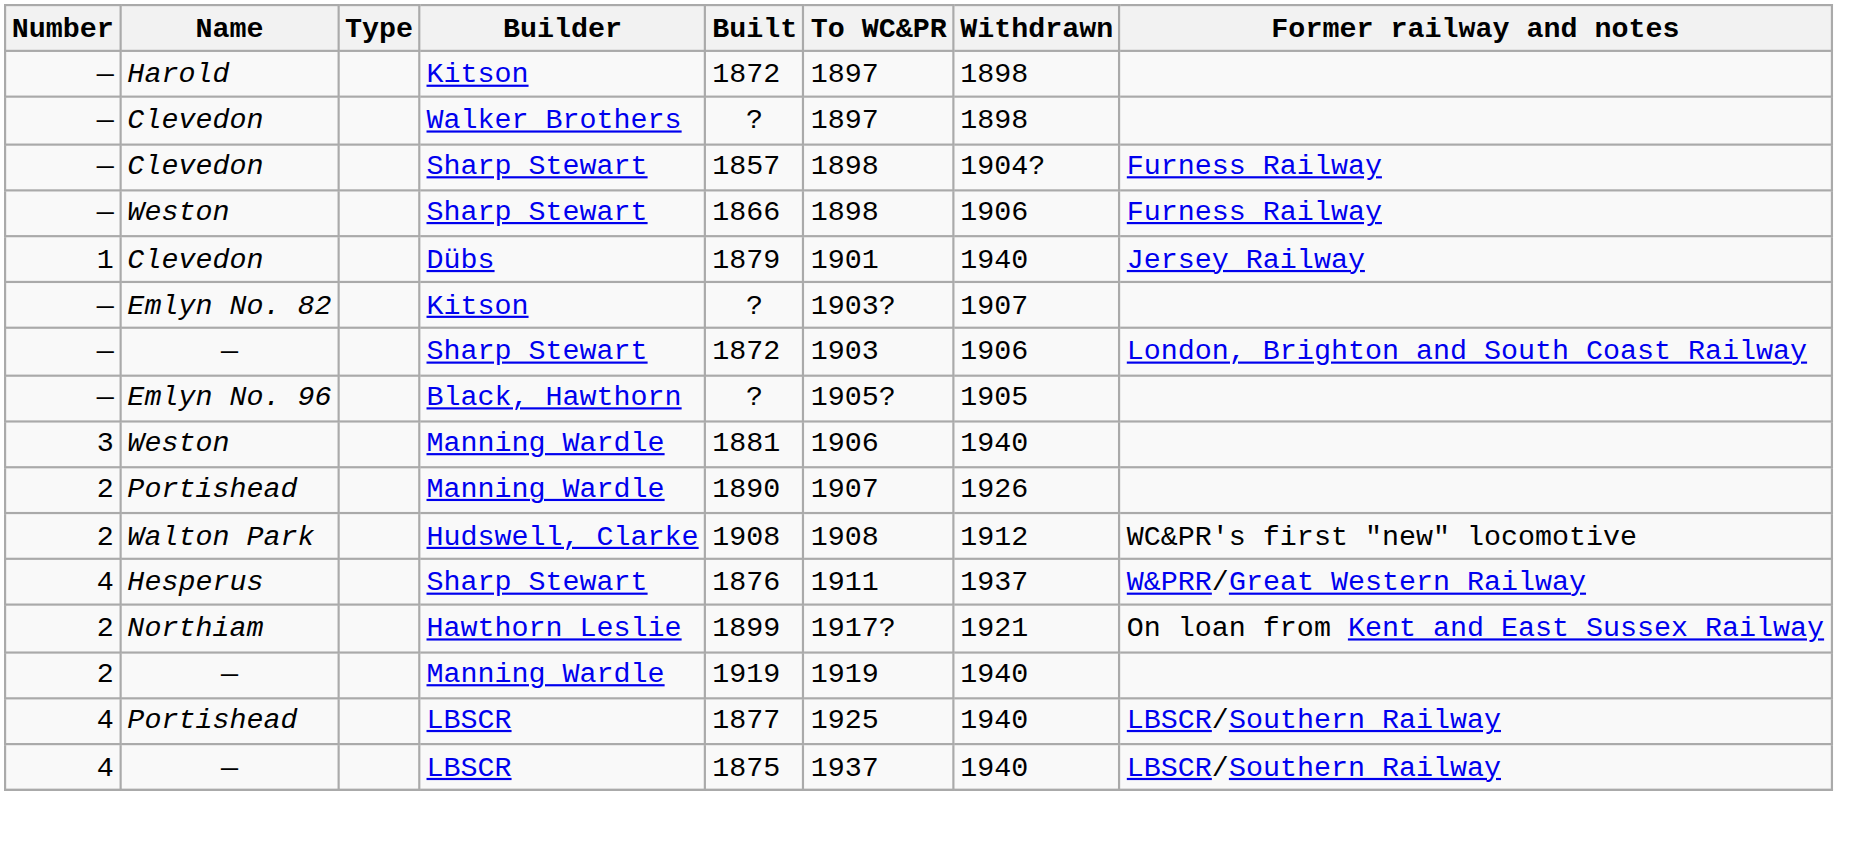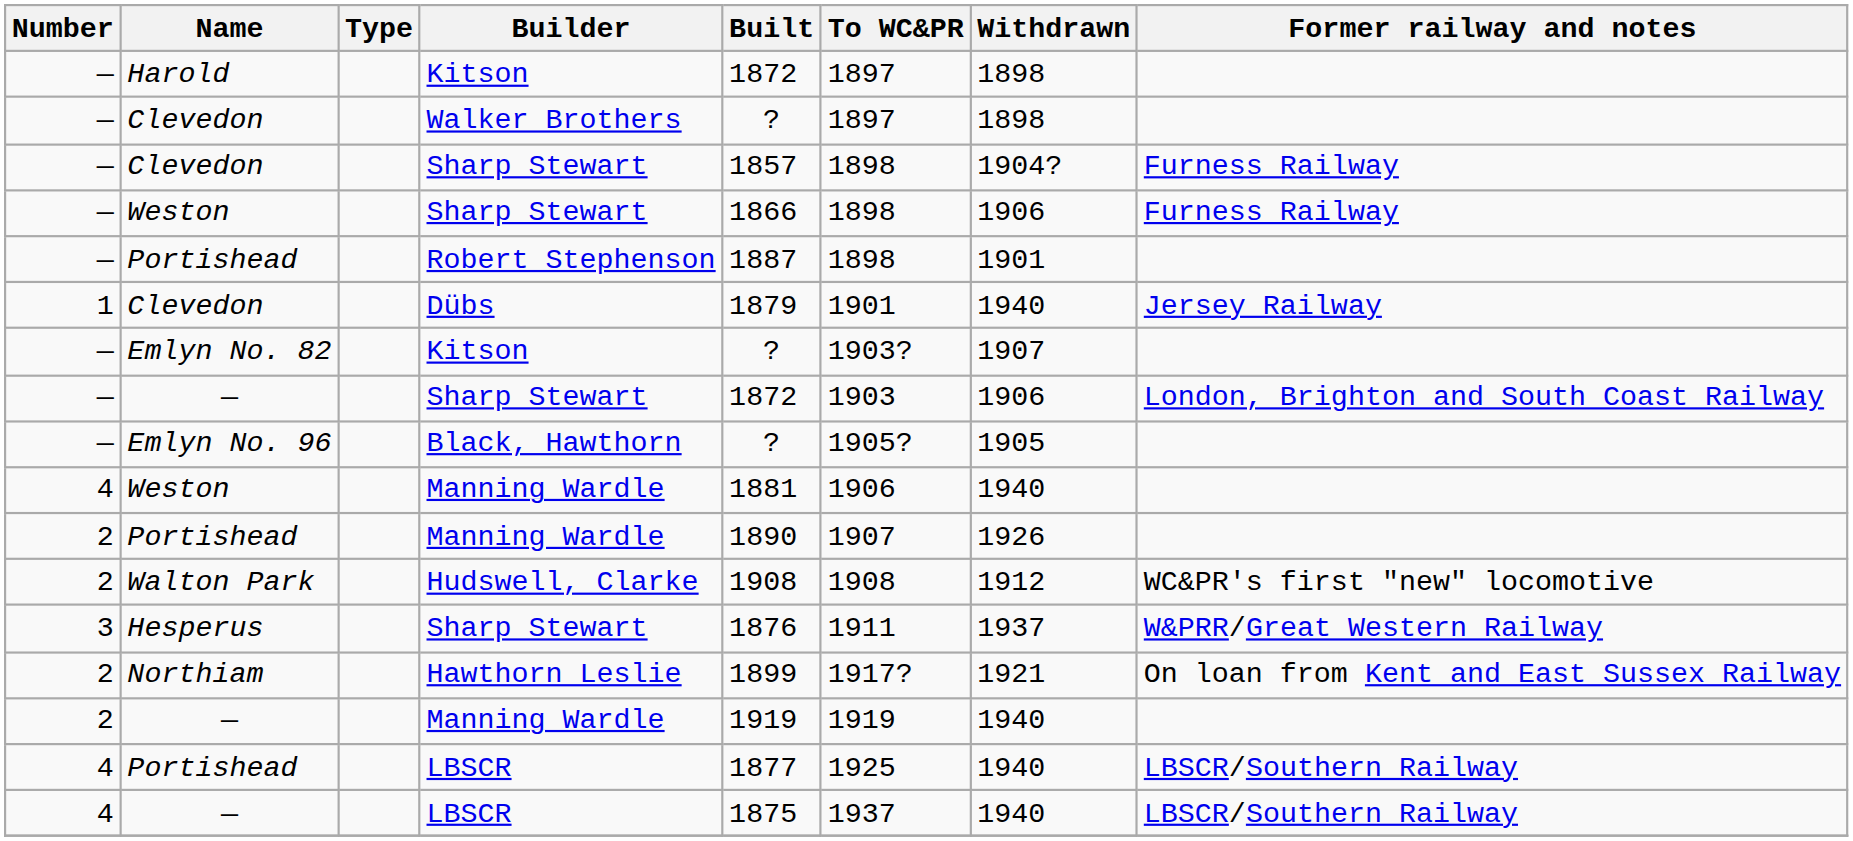+ row: (212, 259)
(105, 444) 3 -> (105, 490) 4
(105, 582) 4 -> (105, 629) 3
